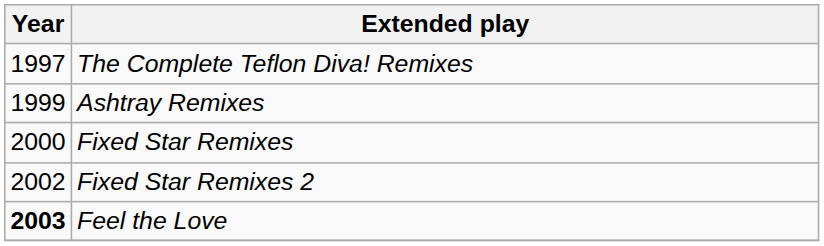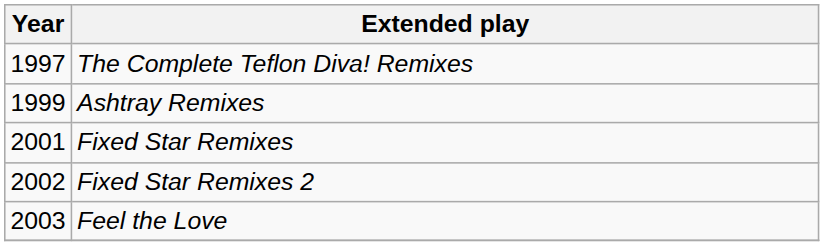(38, 142) 2000 -> (38, 142) 2001
(38, 220) bold -> (38, 220) normal
